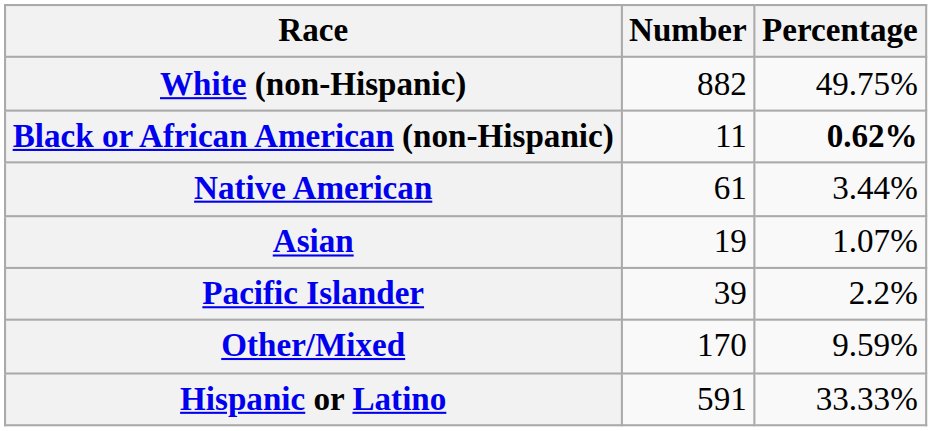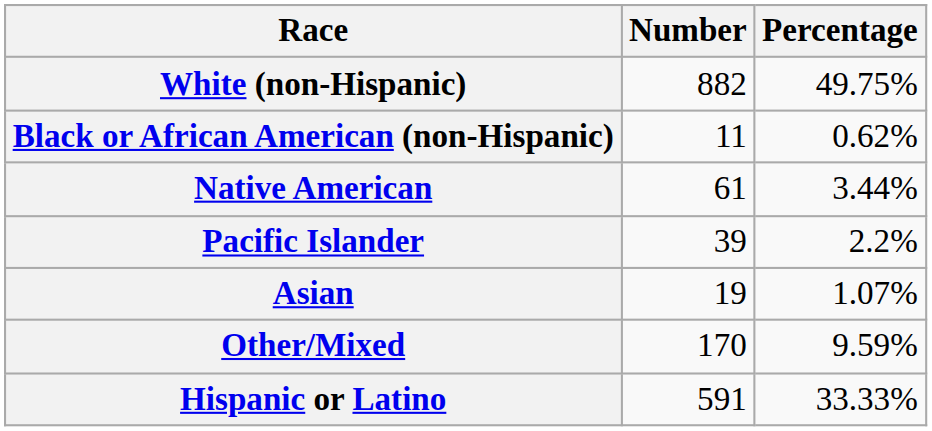(872, 135) bold -> (875, 135) normal
rows swapped: (313, 240) <-> (313, 293)
